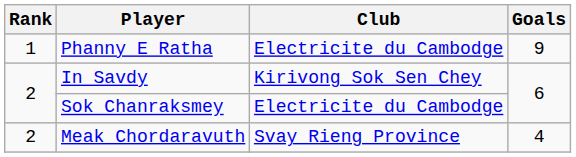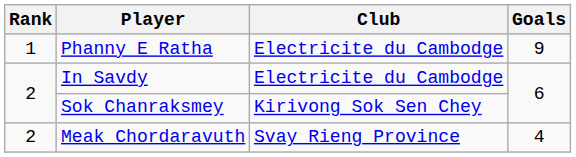(368, 78) Kirivong Sok Sen Chey -> (379, 78) Electricite du Cambodge
(379, 108) Electricite du Cambodge -> (368, 108) Kirivong Sok Sen Chey
